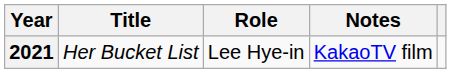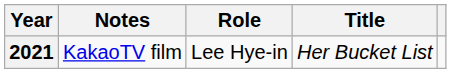columns swapped: (131, 20) <-> (373, 20)
